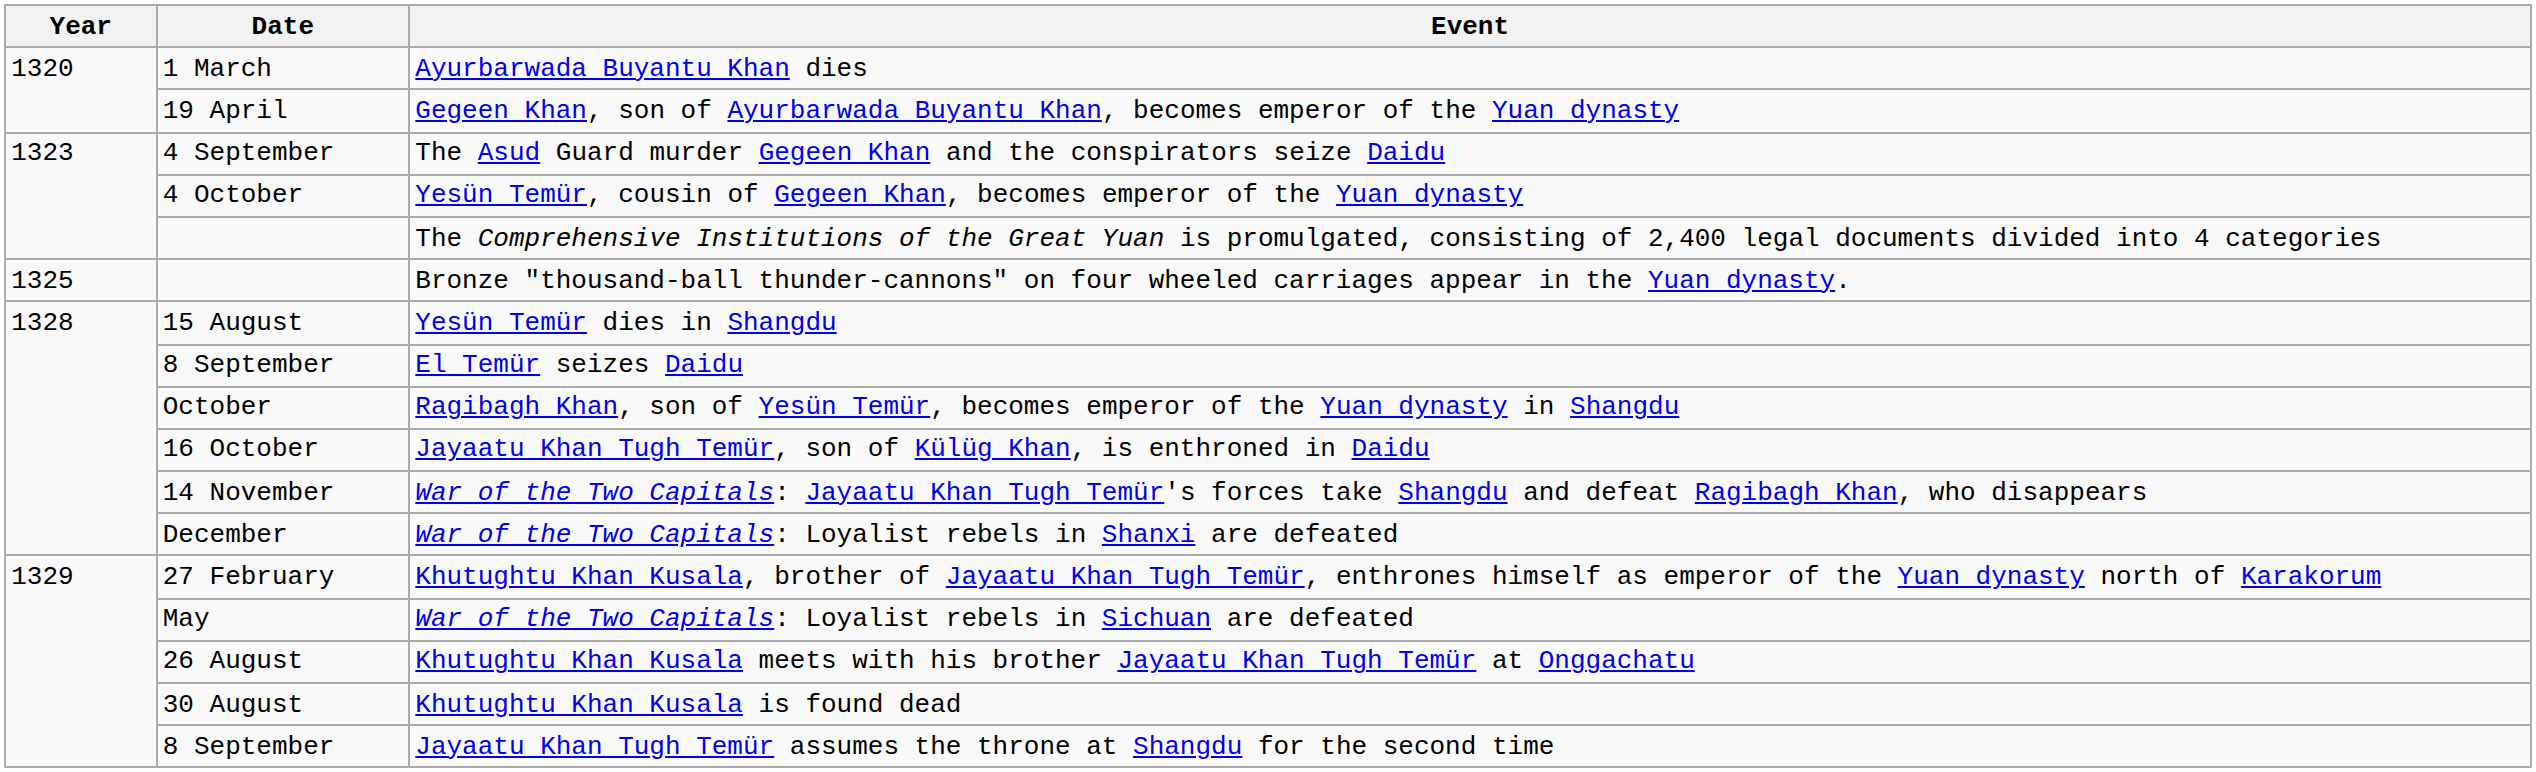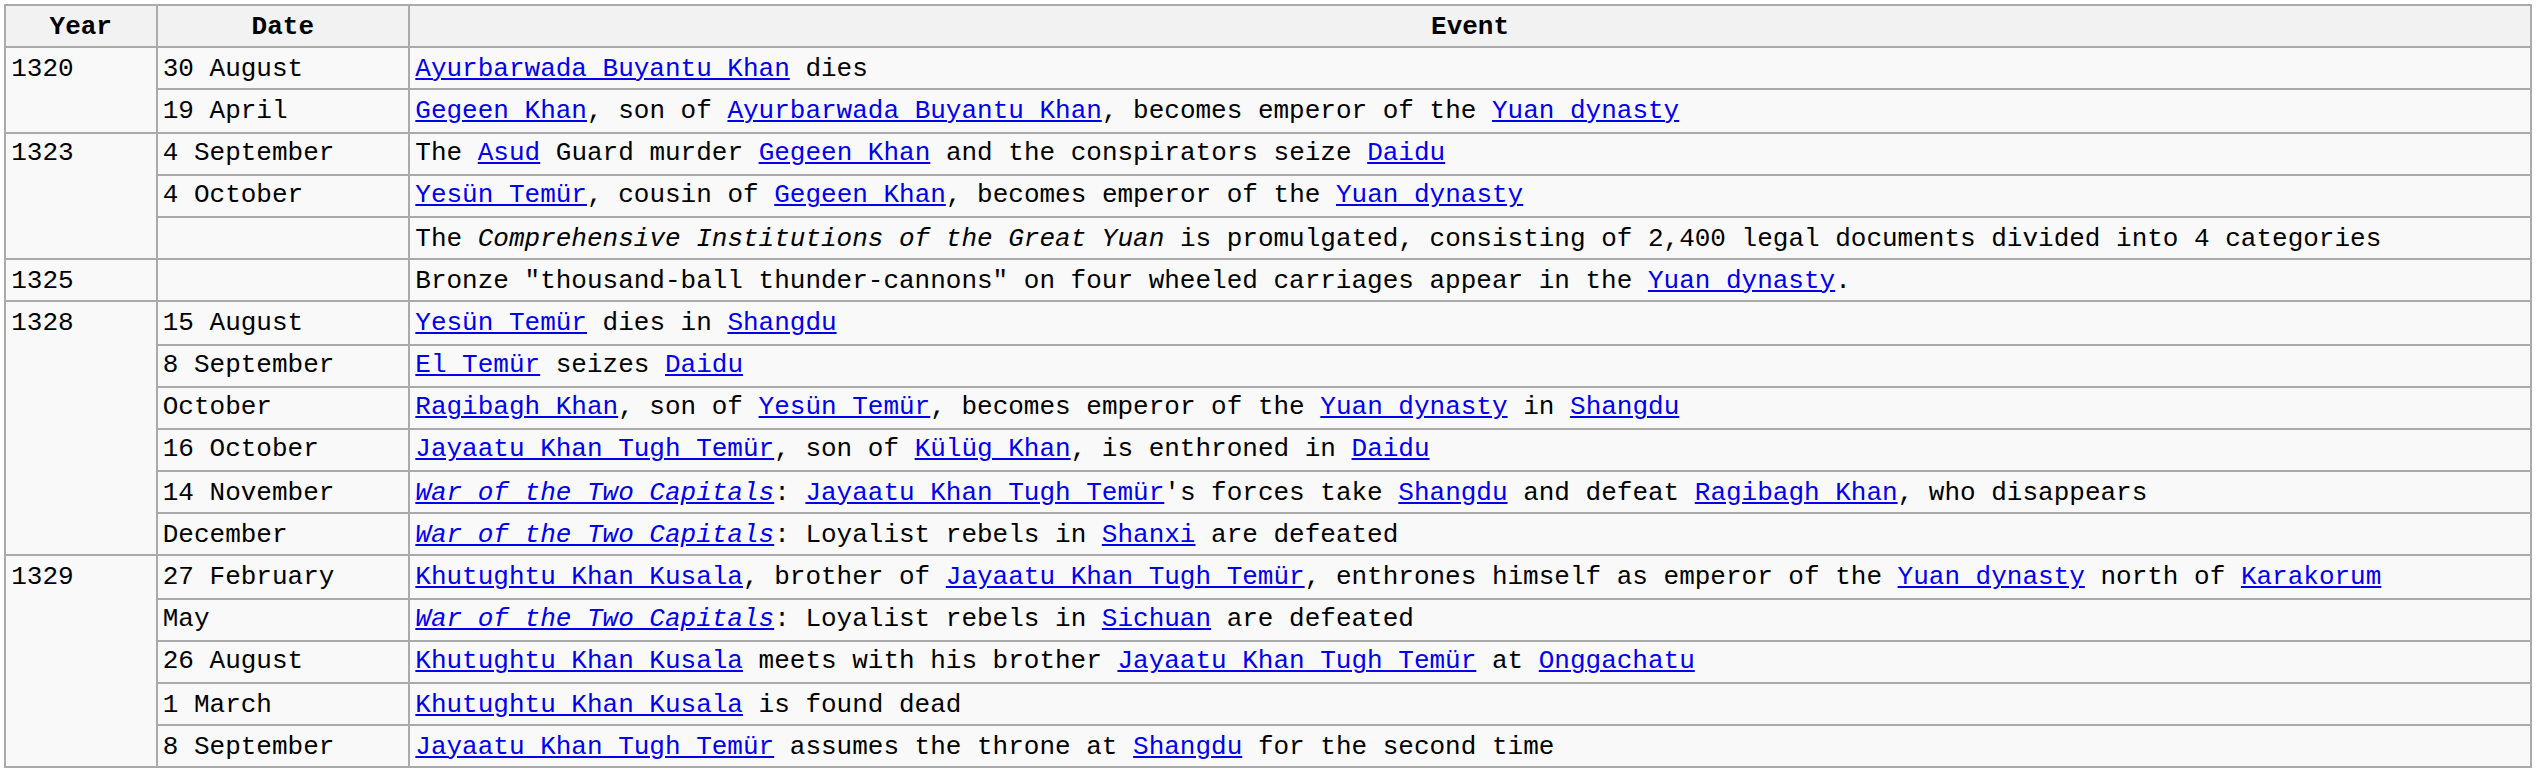(217, 69) 1 March -> (233, 69) 30 August
(233, 704) 30 August -> (217, 704) 1 March
